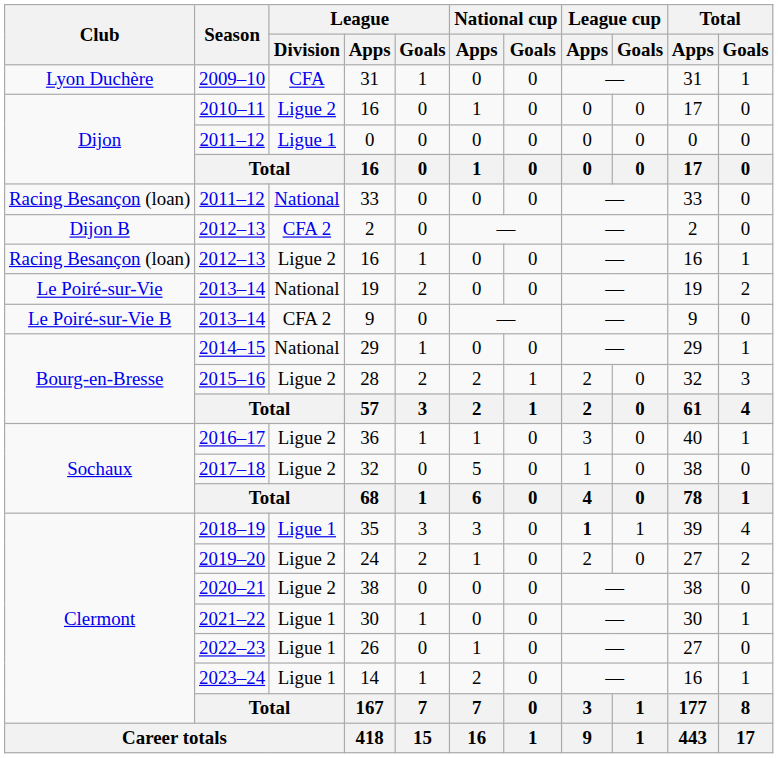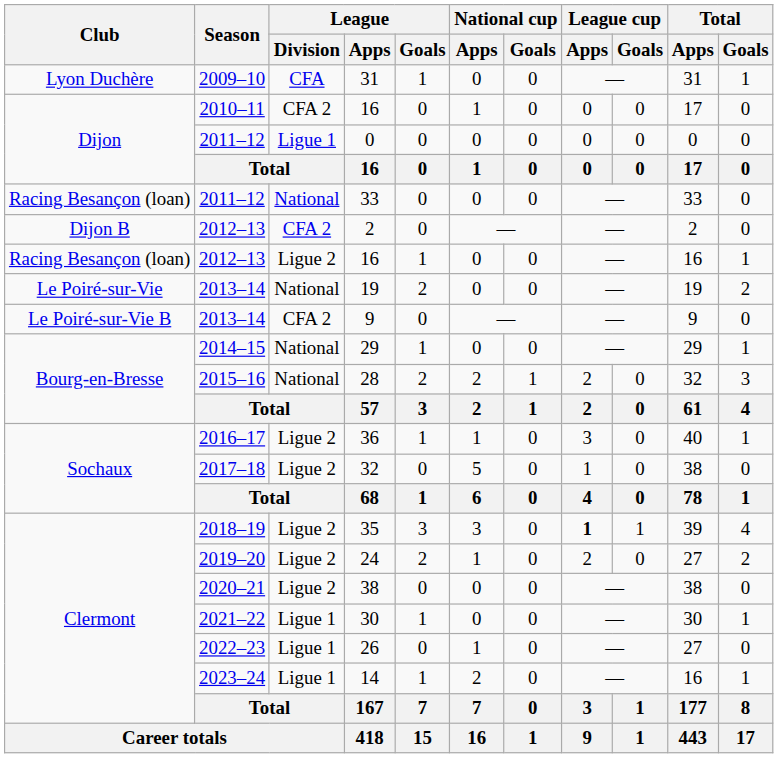(307, 109) Ligue 2 -> (307, 109) CFA 2
(307, 378) Ligue 2 -> (307, 378) National
(307, 528) Ligue 1 -> (307, 528) Ligue 2
